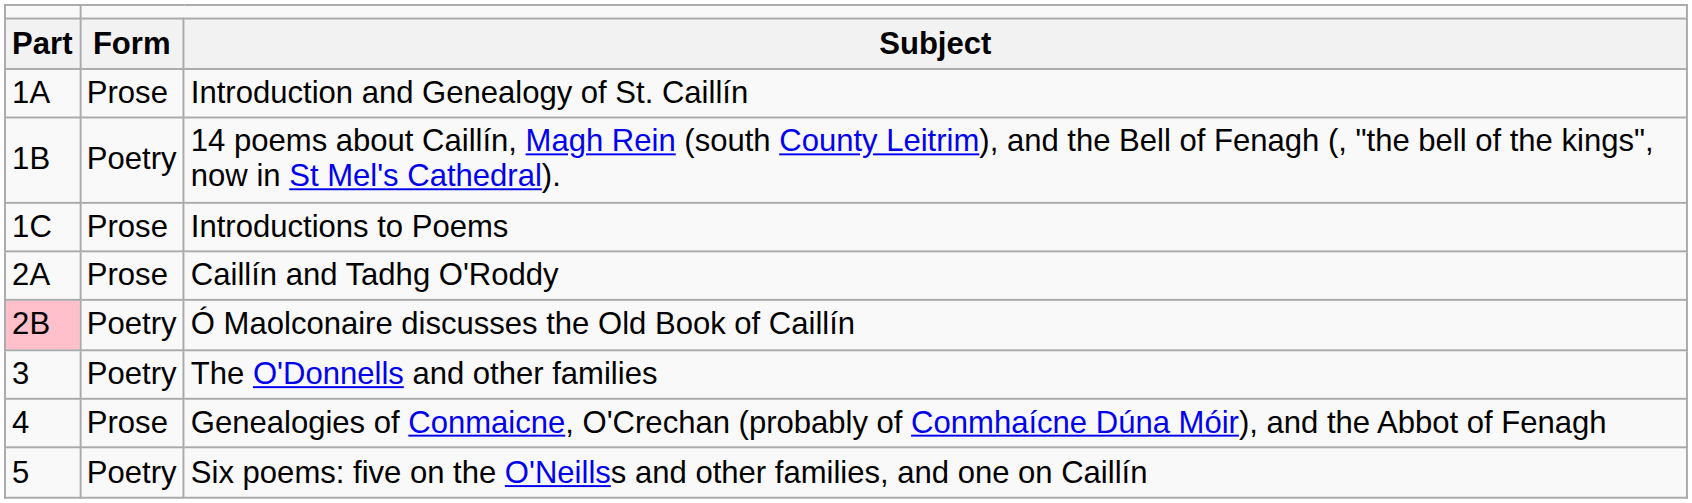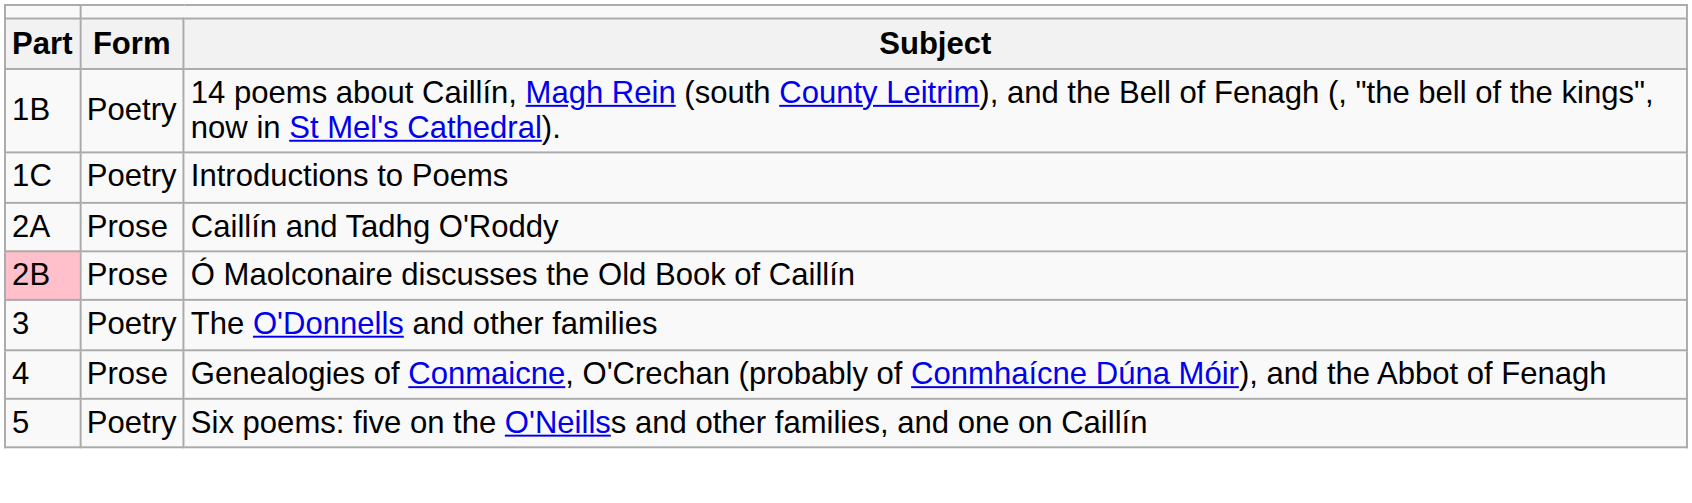- row: (470, 92)
(127, 226) Prose -> (132, 176) Poetry
(132, 324) Poetry -> (127, 275) Prose
